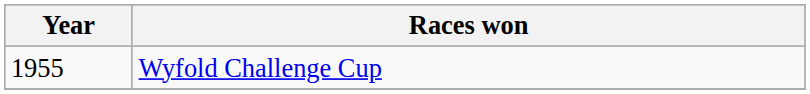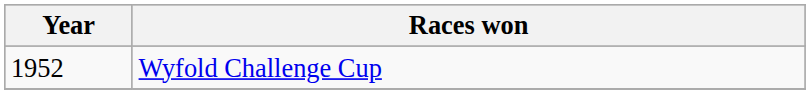(37, 67) 1955 -> (37, 67) 1952
